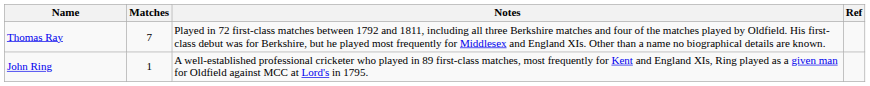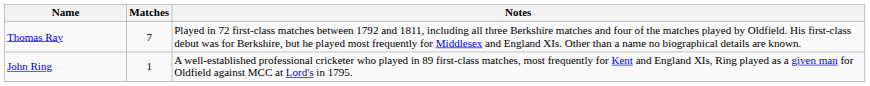- column: (854, 13)
